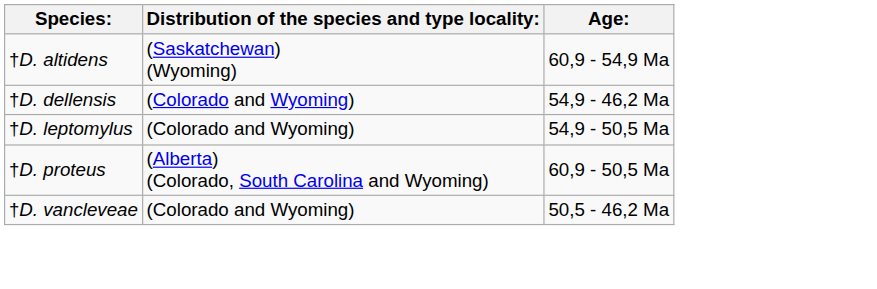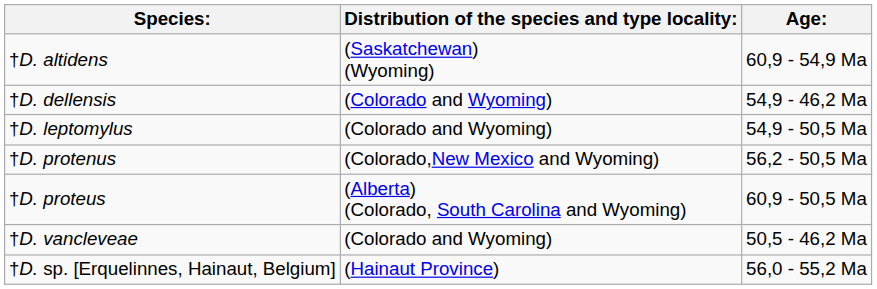+ row: (62, 159)
+ row: (172, 269)
